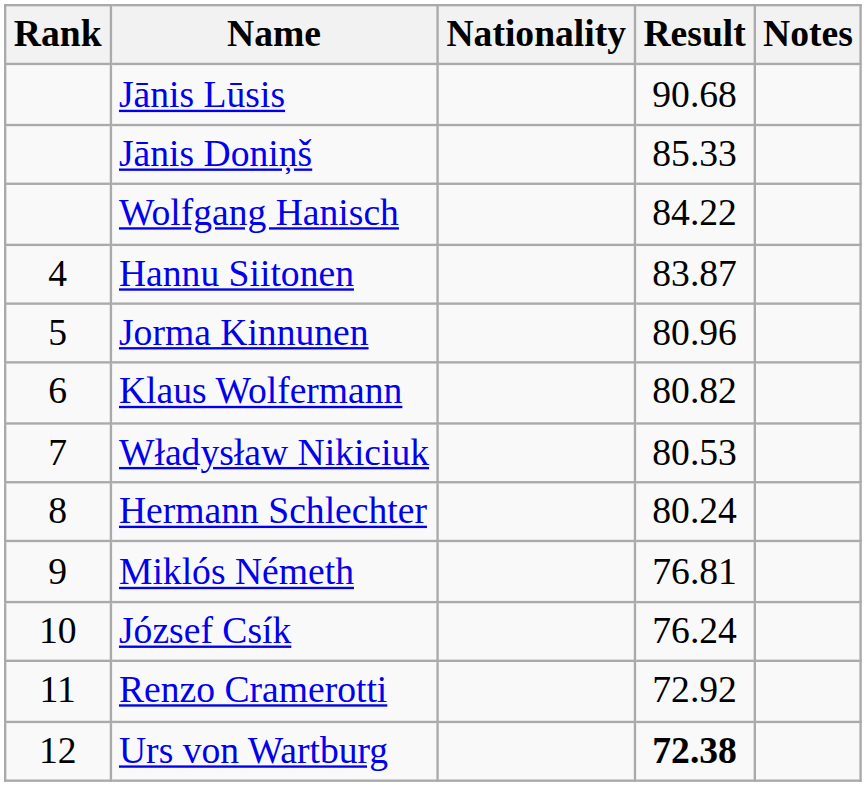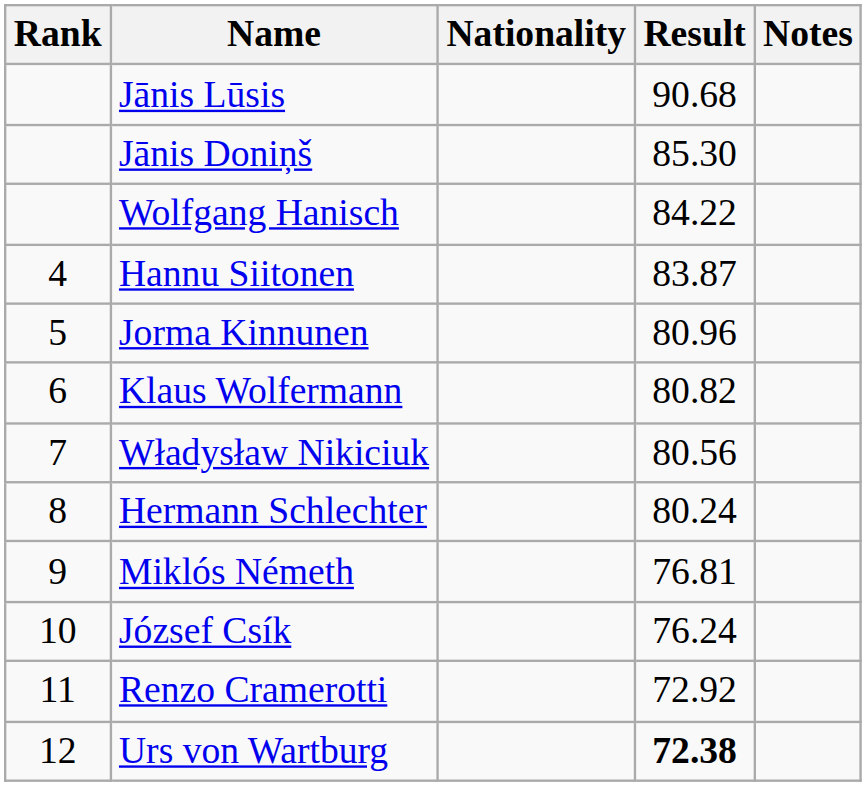(695, 153) 85.33 -> (695, 153) 85.30
(695, 451) 80.53 -> (695, 451) 80.56
